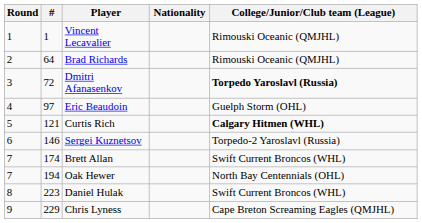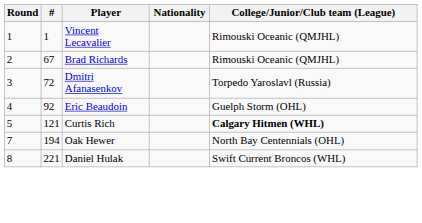(49, 59) 64 -> (49, 59) 67
(275, 83) bold -> (271, 83) normal
(49, 106) 97 -> (49, 106) 92
- row: (103, 141)
- row: (89, 158)
(52, 192) 223 -> (52, 158) 221
- row: (93, 210)
